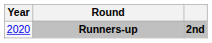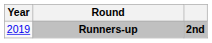(19, 30) 2020 -> (19, 30) 2019
